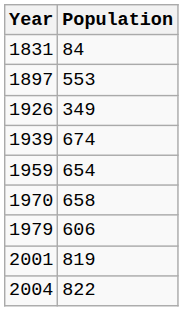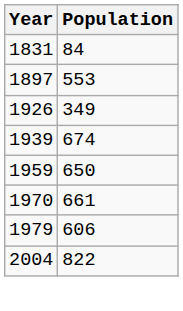(79, 170) 654 -> (79, 170) 650
(79, 200) 658 -> (79, 200) 661
- row: (31, 260)
